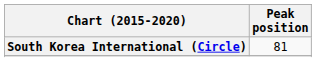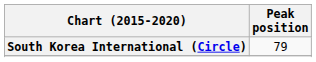(280, 47) 81 -> (280, 47) 79
